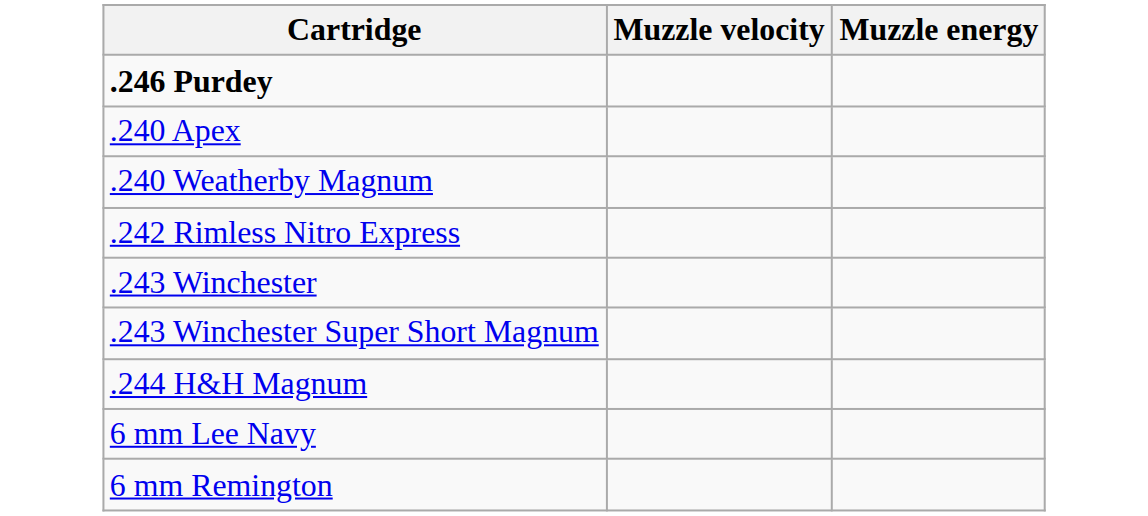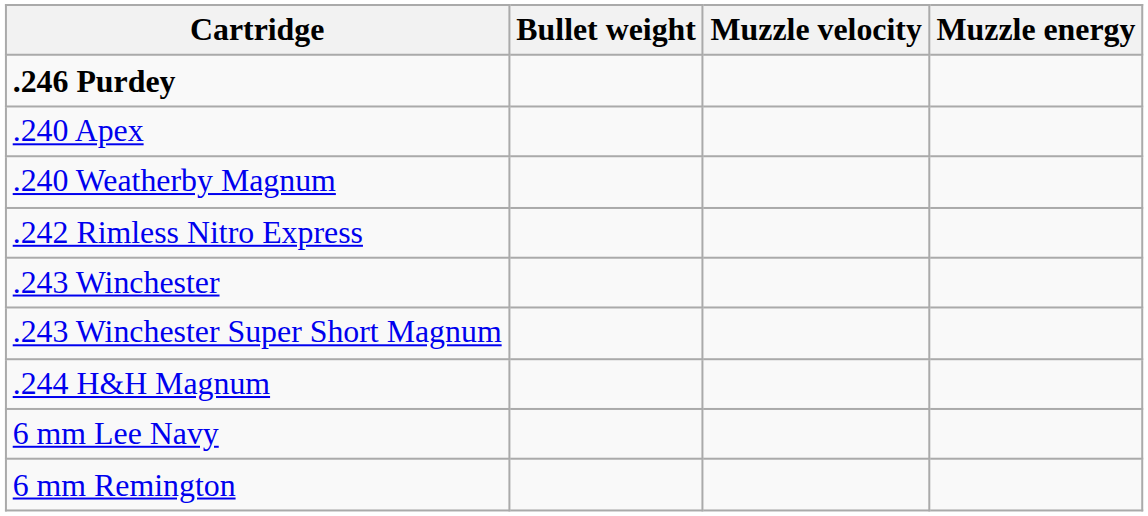+ column: (606, 29)
